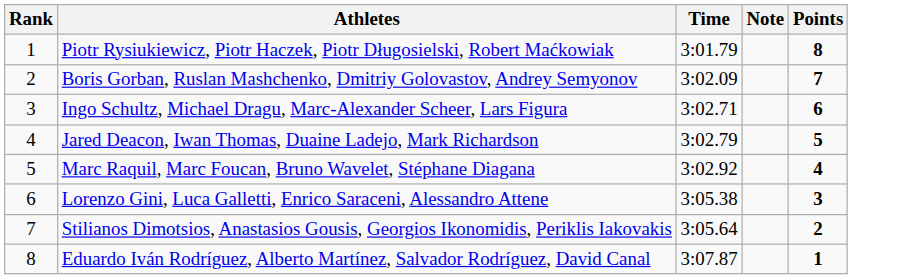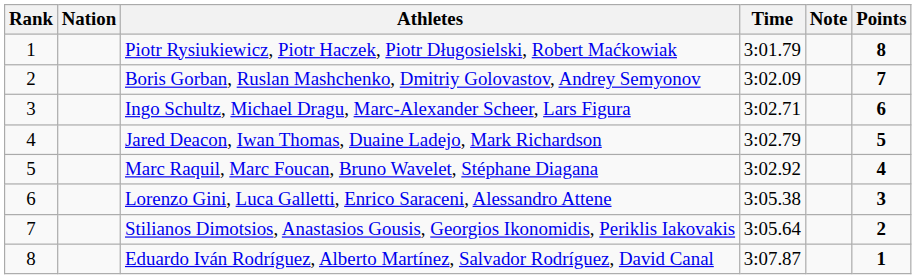+ column: (89, 19)
